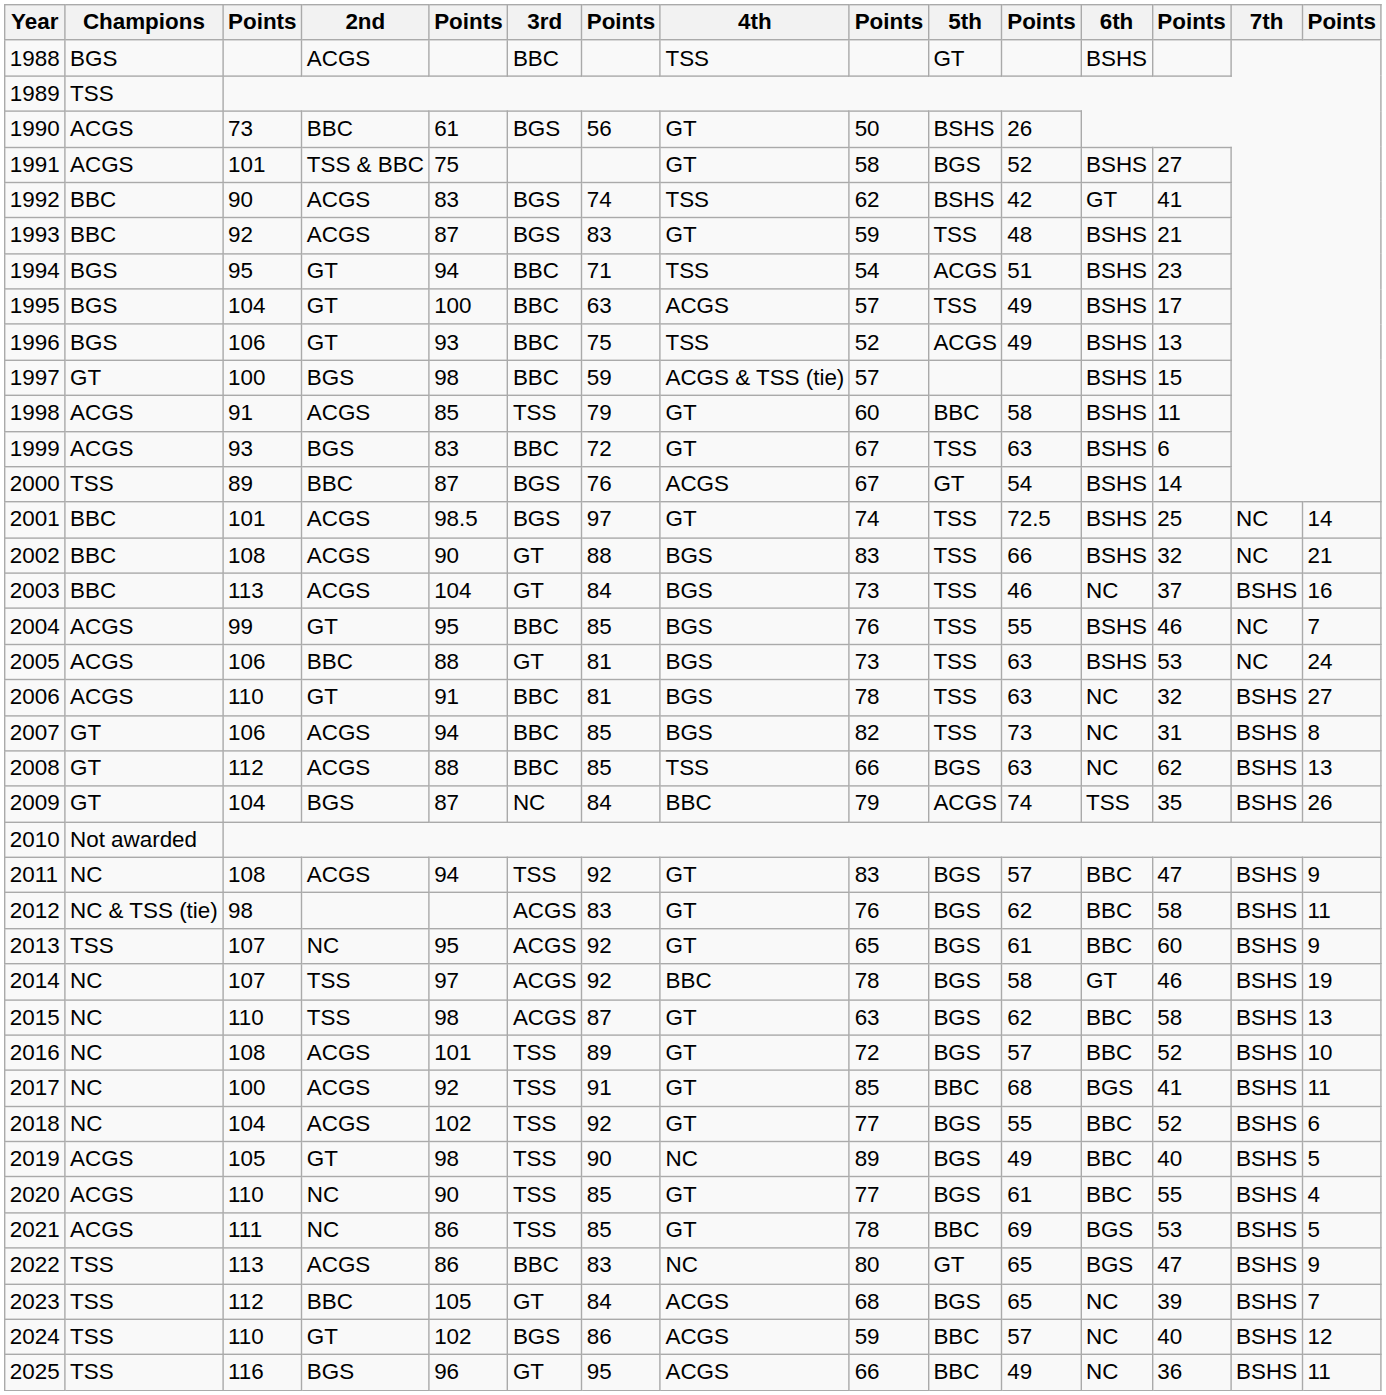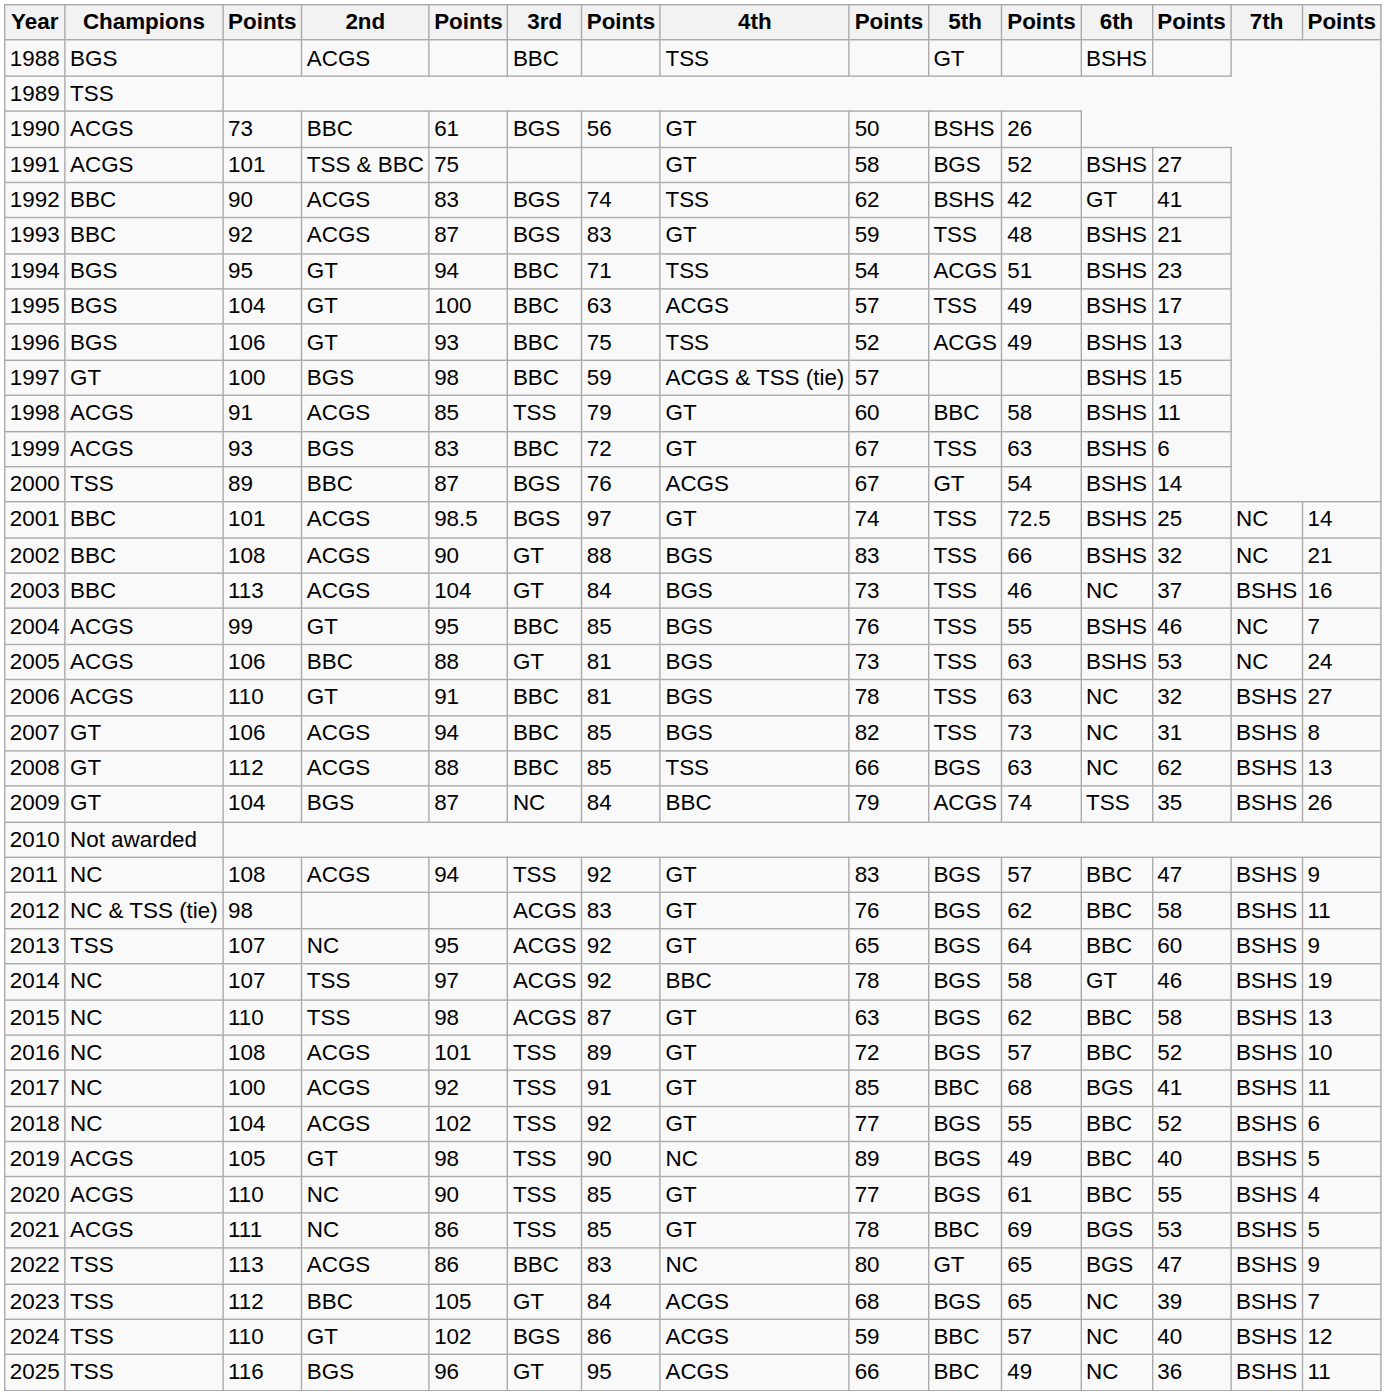(1020, 945) 61 -> (1020, 945) 64
